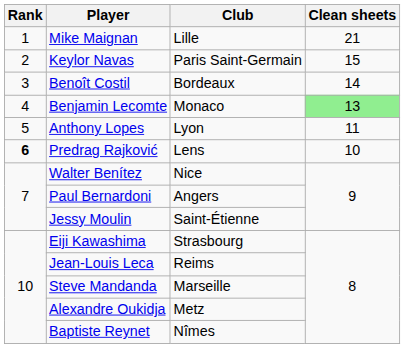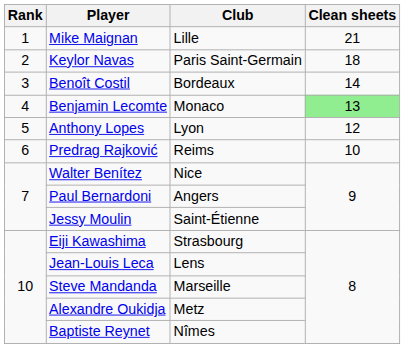(352, 60) 15 -> (352, 60) 18
(352, 128) 11 -> (352, 128) 12
(25, 151) bold -> (25, 151) normal
(189, 151) Lens -> (194, 151) Reims
(194, 264) Reims -> (189, 264) Lens
